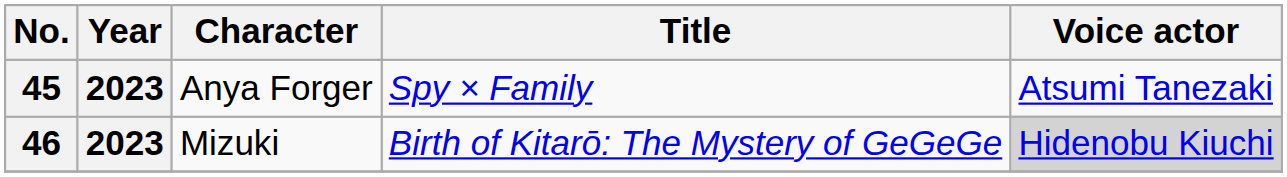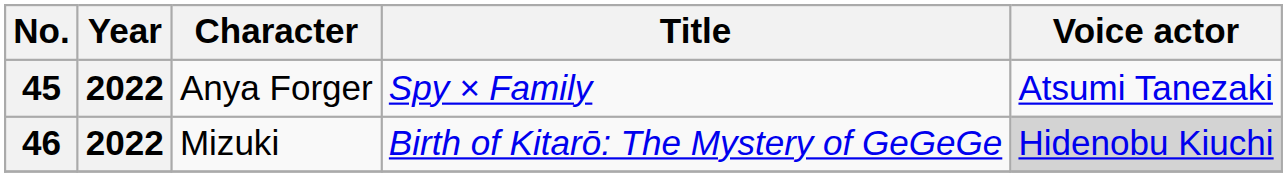(125, 87) 2023 -> (125, 87) 2022
(125, 143) 2023 -> (125, 143) 2022
